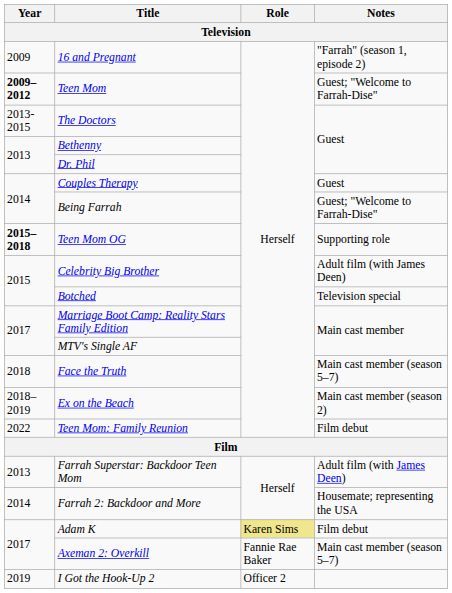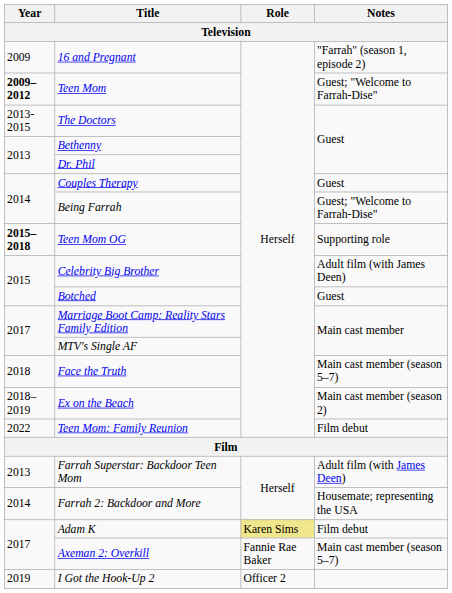(359, 296) Television special -> (331, 296) Guest
